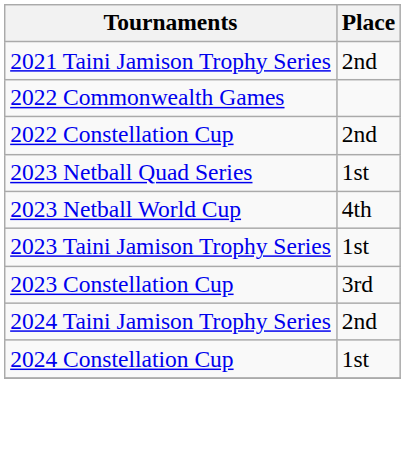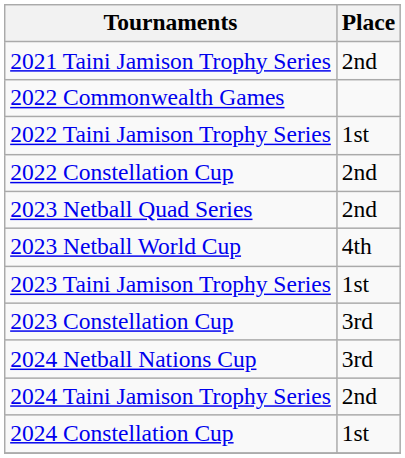+ row: (171, 135)
(355, 172) 1st -> (359, 209) 2nd
+ row: (133, 358)
